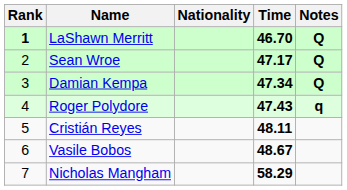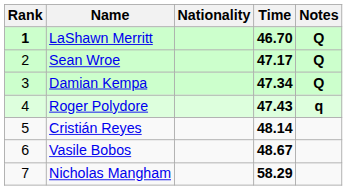(275, 128) 48.11 -> (275, 128) 48.14
